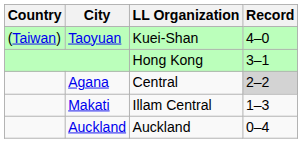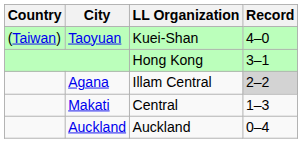(155, 82) Central -> (172, 82) Illam Central
(172, 104) Illam Central -> (155, 104) Central
